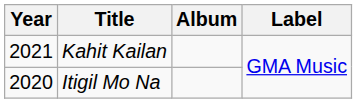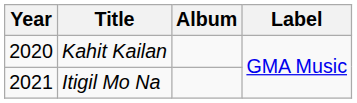(31, 51) 2021 -> (31, 51) 2020
(31, 82) 2020 -> (31, 82) 2021
